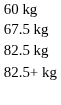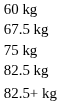+ row: (21, 50)
